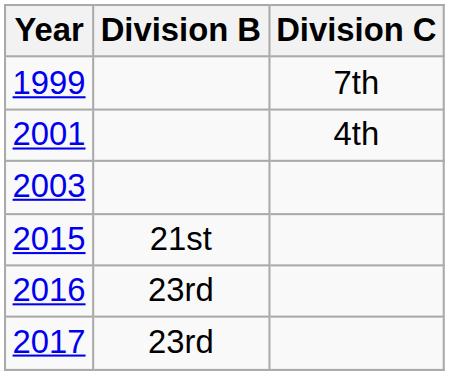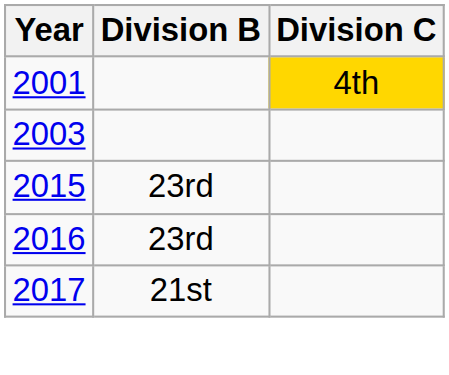- row: (49, 82)
(356, 134) no background -> (356, 82) gold background
(181, 238) 21st -> (181, 186) 23rd
(181, 342) 23rd -> (181, 290) 21st
